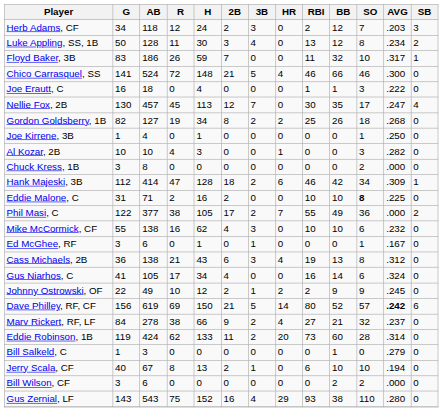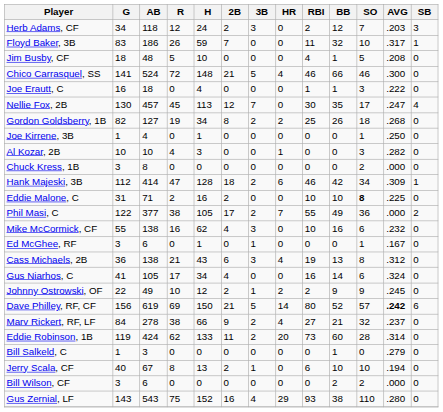- row: (52, 43)
+ row: (38, 58)
(337, 228) 10 -> (337, 228) 16
